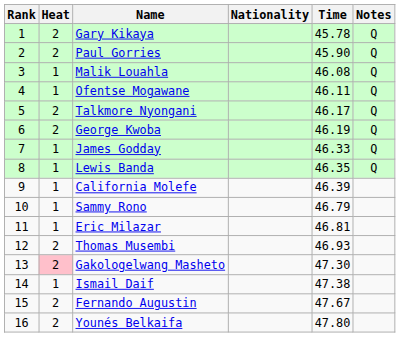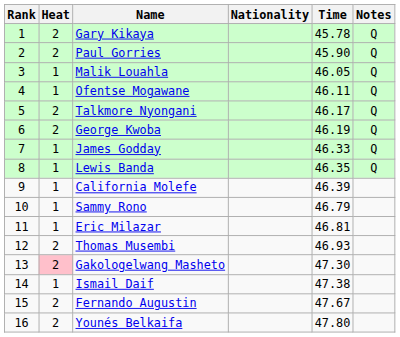(333, 72) 46.08 -> (333, 72) 46.05
